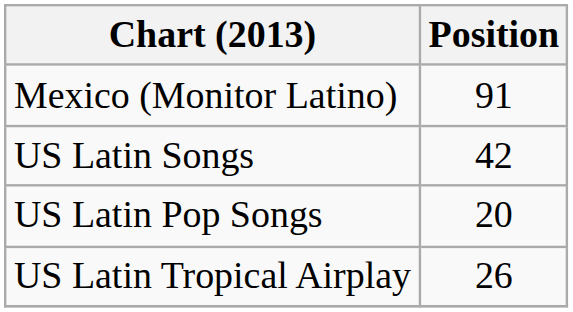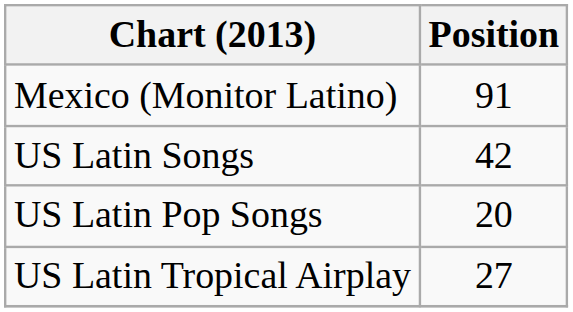(494, 275) 26 -> (494, 275) 27
